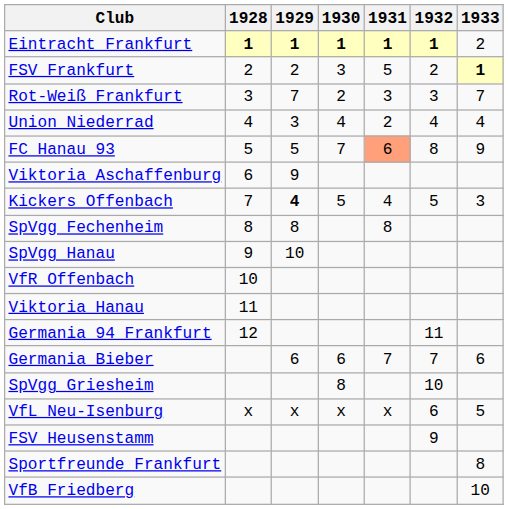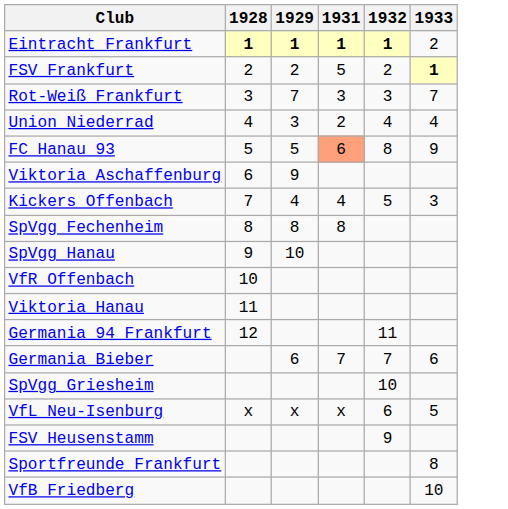- column: (341, 18)
(295, 202) bold -> (295, 202) normal
